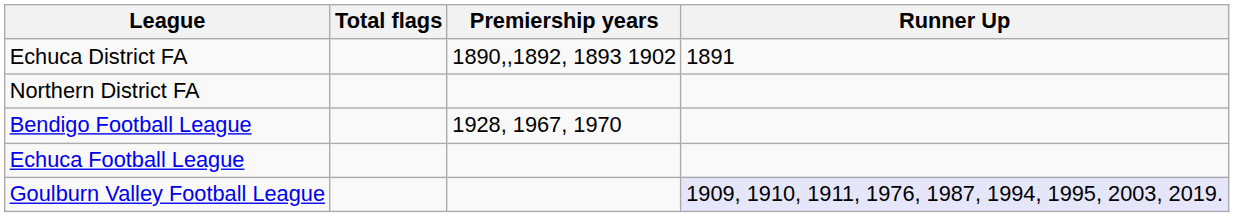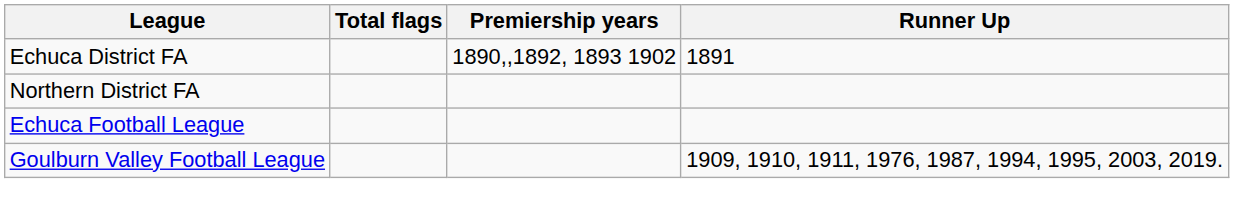- row: (131, 125)
(955, 194) lavender background -> (955, 159) no background
